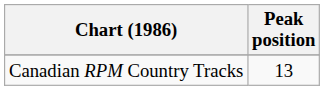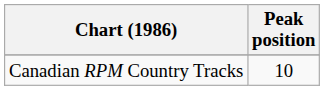(284, 70) 13 -> (284, 70) 10
